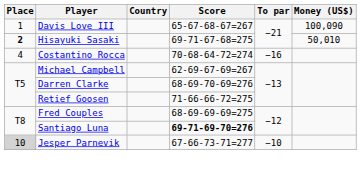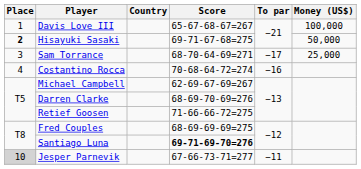(324, 27) 100,090 -> (324, 27) 100,000
(324, 41) 50,010 -> (324, 41) 50,000
+ row: (71, 56)
(273, 143) −10 -> (273, 158) −11
